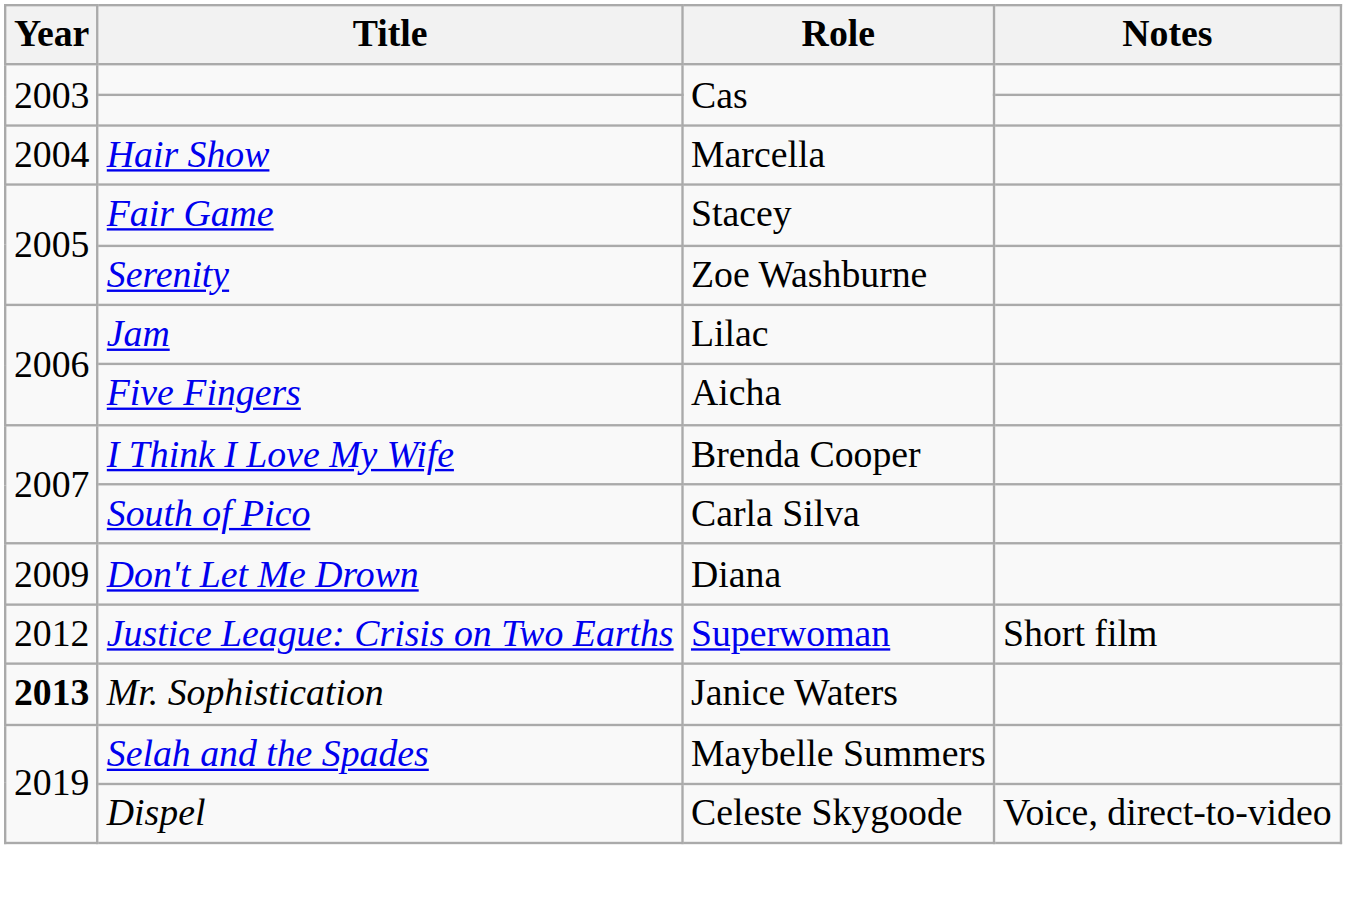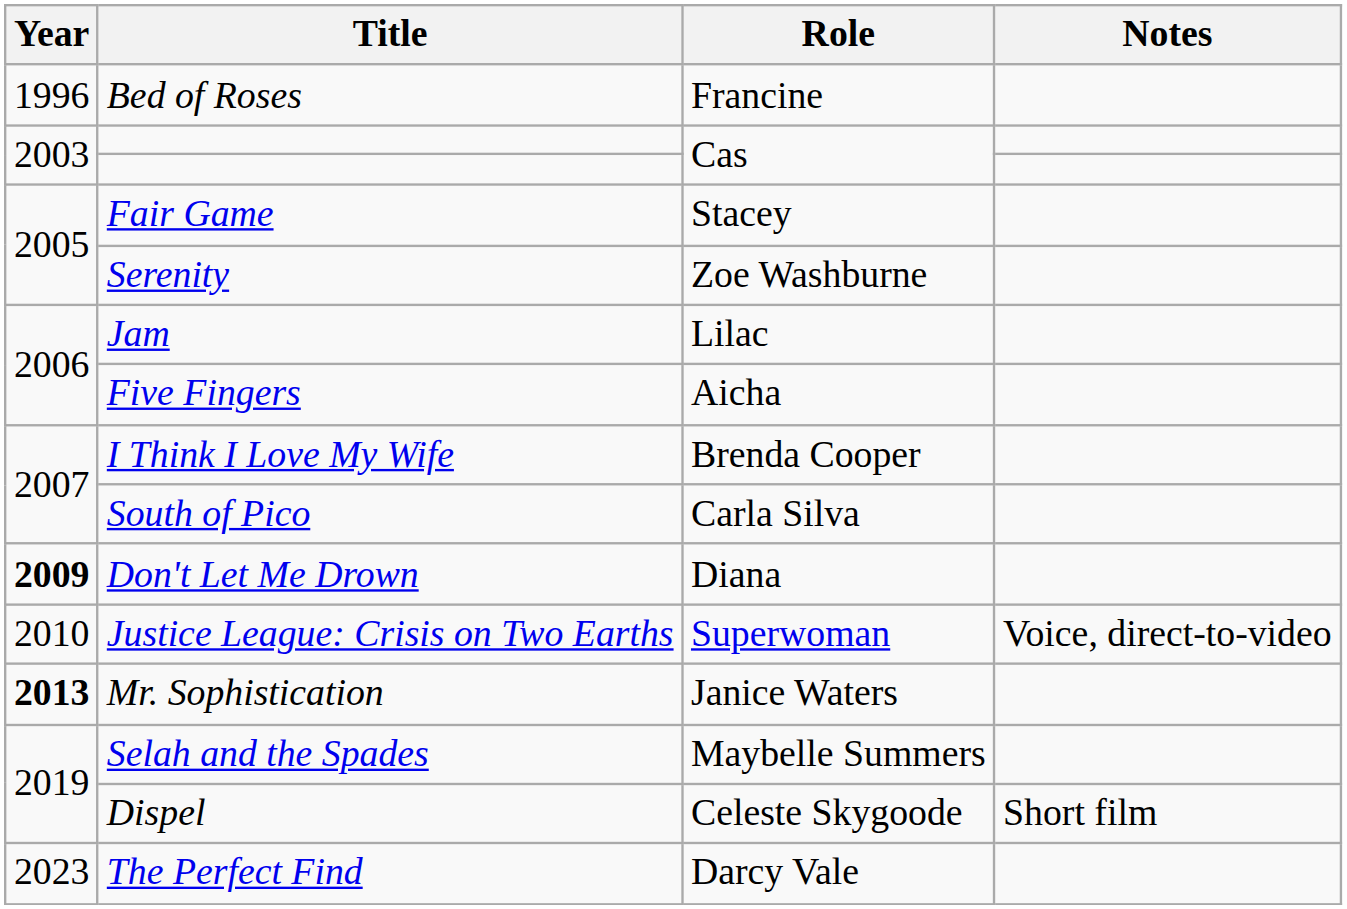+ row: (204, 94)
- row: (188, 154)
(52, 573) normal -> (52, 573) bold
(52, 633) 2012 -> (52, 633) 2010
(1080, 633) Short film -> (1167, 633) Voice, direct-to-video
(1167, 812) Voice, direct-to-video -> (1080, 812) Short film
+ row: (235, 872)
